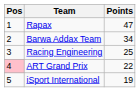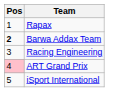- column: (120, 11)
(9, 38) normal -> (9, 38) bold
